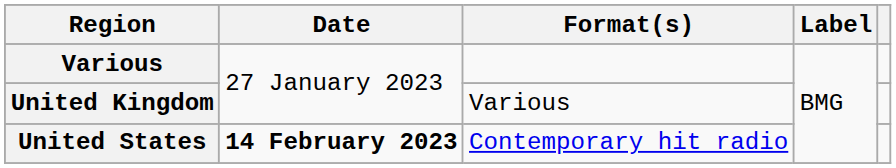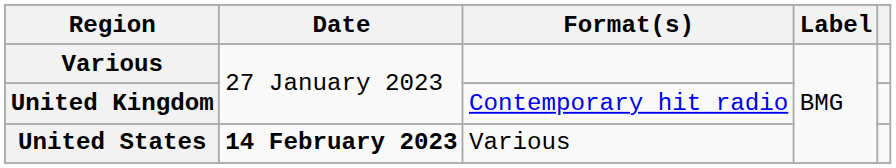(520, 103) Various -> (629, 103) Contemporary hit radio
(629, 143) Contemporary hit radio -> (520, 143) Various
